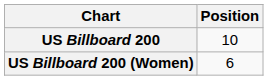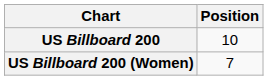(230, 63) 6 -> (230, 63) 7
